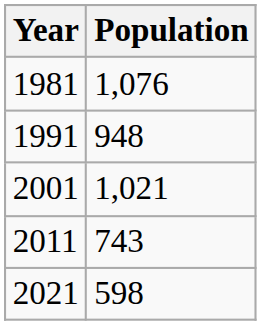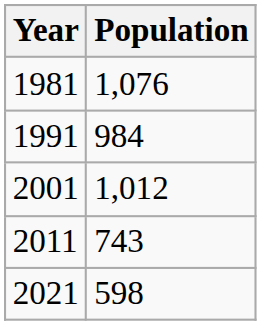(119, 135) 948 -> (119, 135) 984
(131, 188) 1,021 -> (131, 188) 1,012
